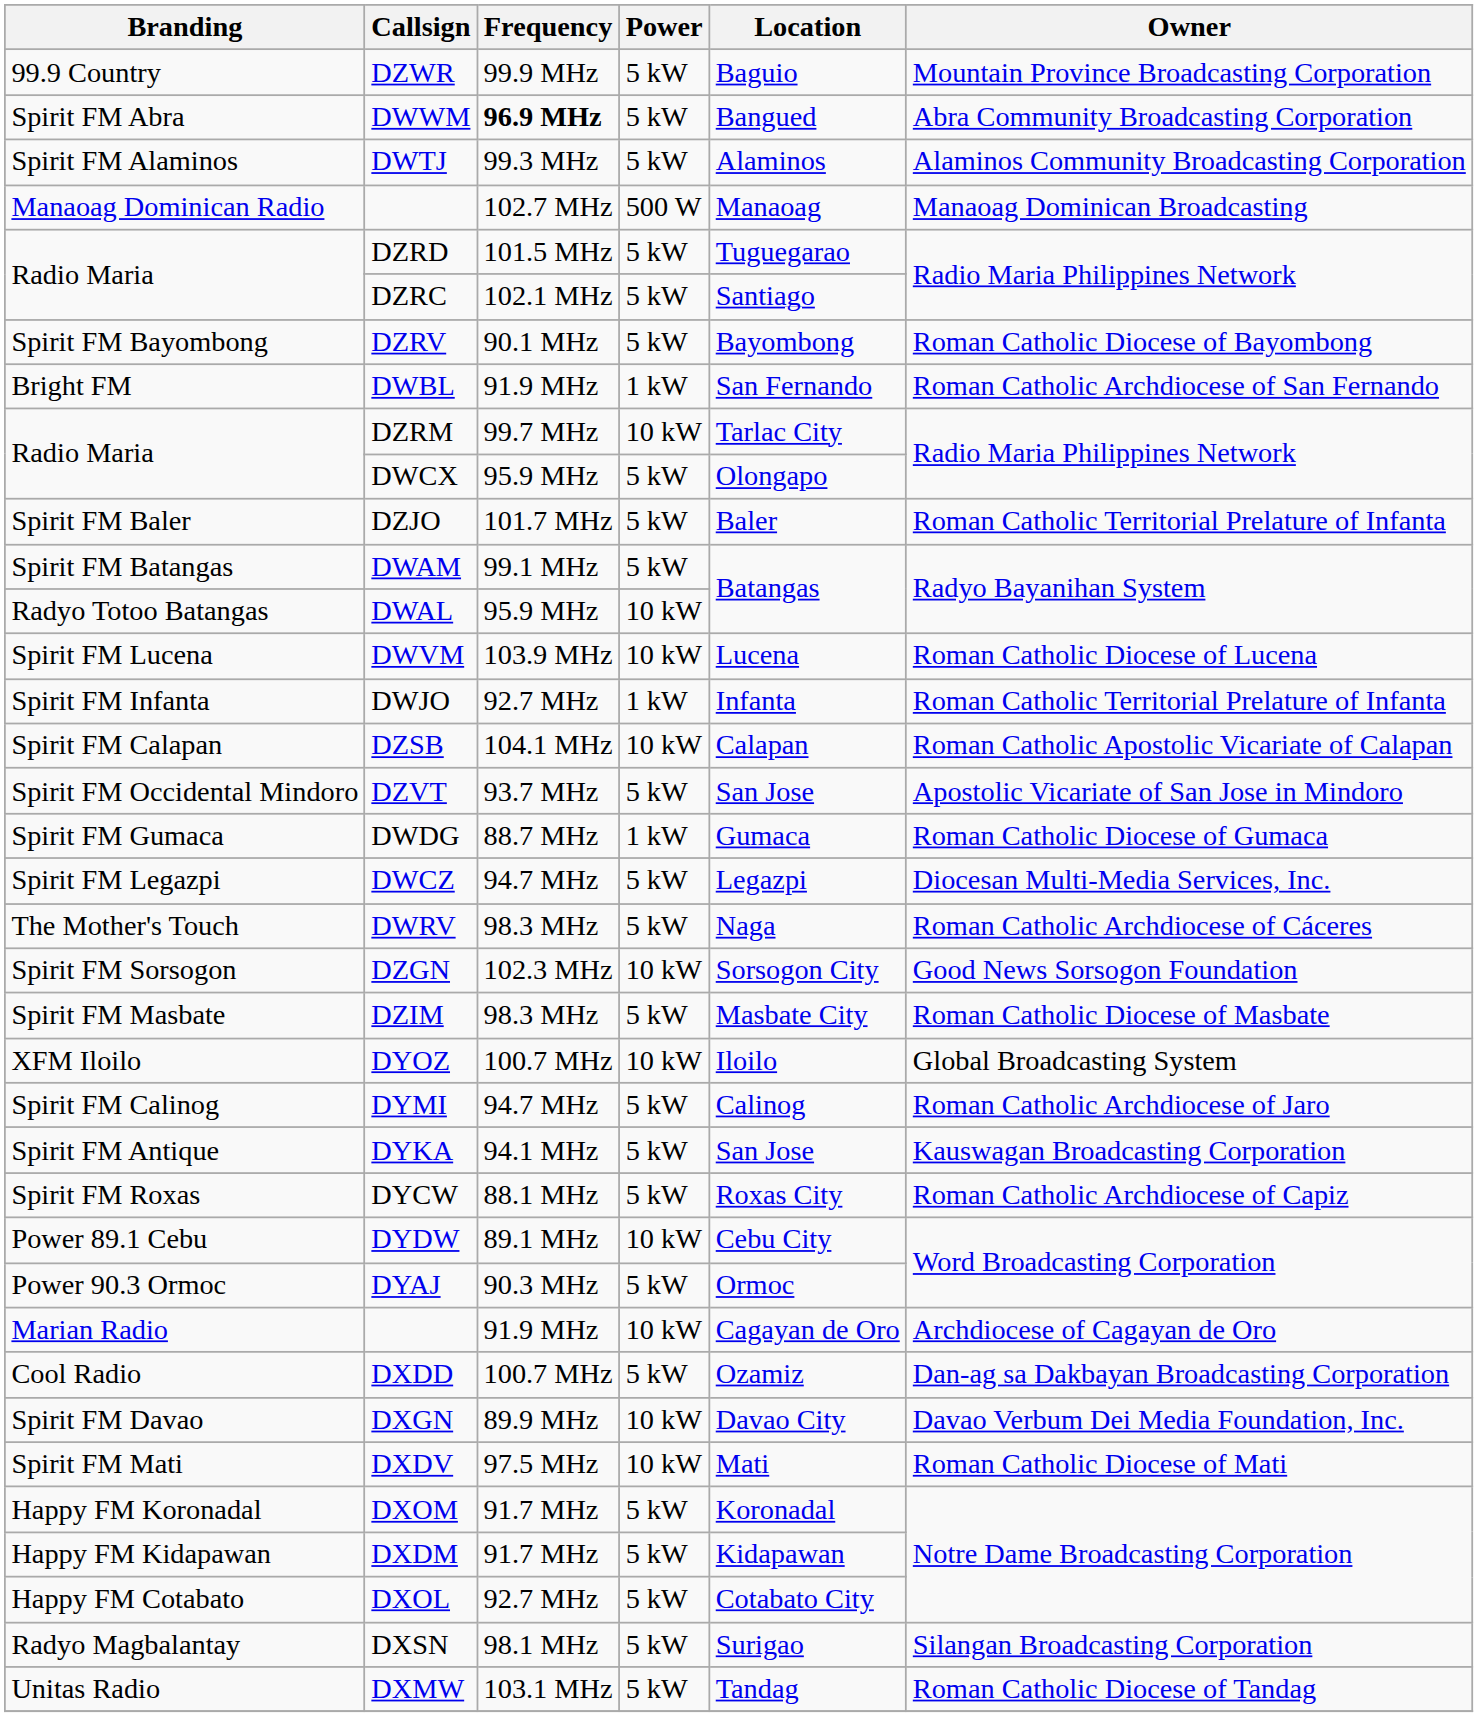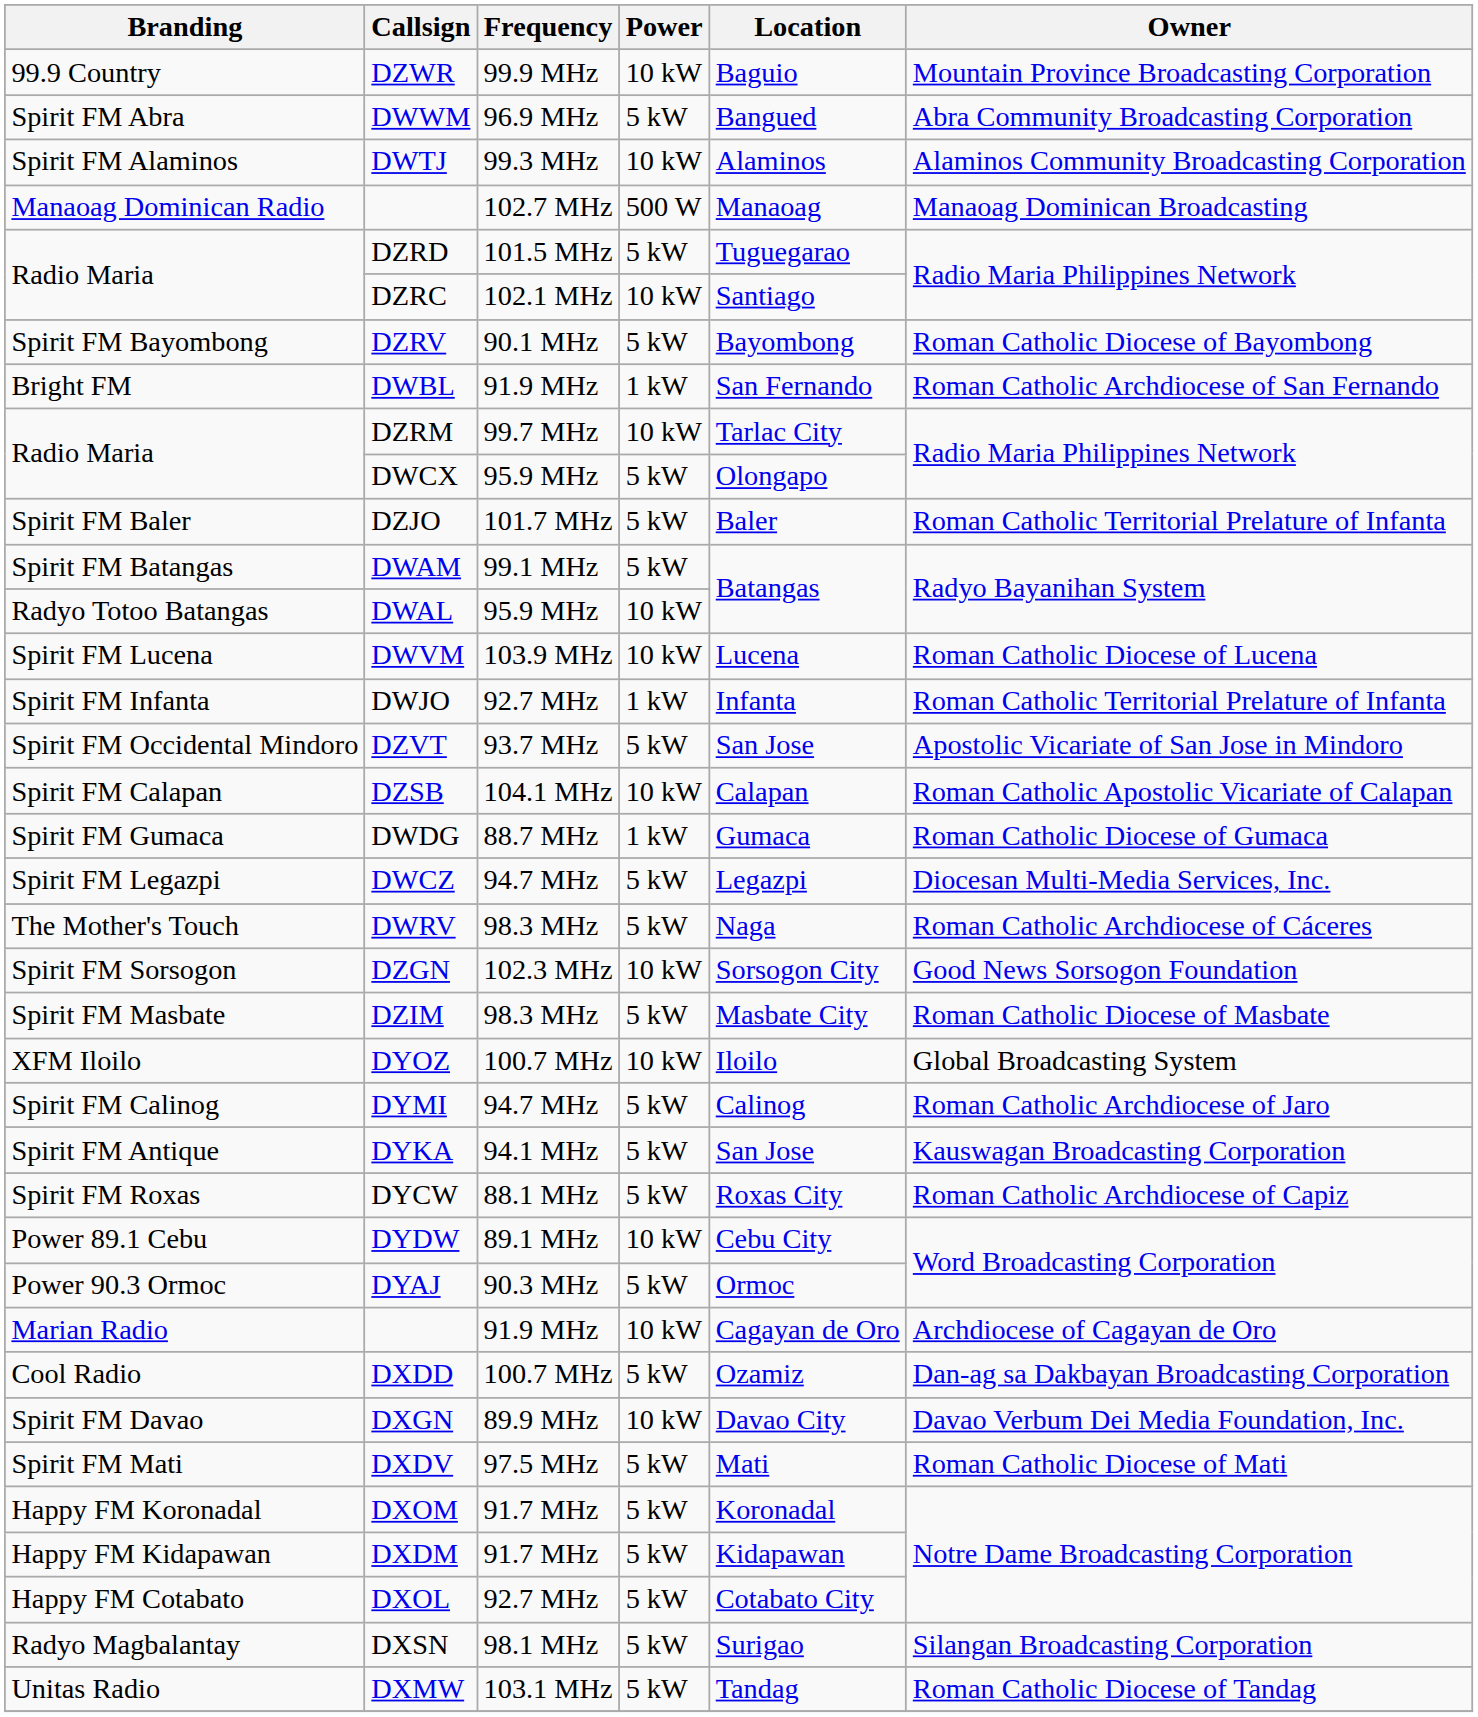(657, 71) 5 kW -> (664, 71) 10 kW
(543, 116) bold -> (541, 116) normal
(657, 161) 5 kW -> (664, 161) 10 kW
(657, 296) 5 kW -> (664, 296) 10 kW
rows swapped: (117, 745) <-> (185, 790)
(664, 1464) 10 kW -> (657, 1464) 5 kW
